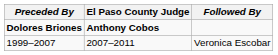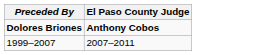- column: (232, 12)
